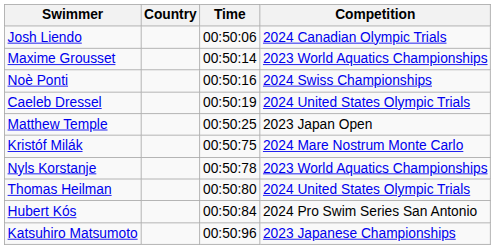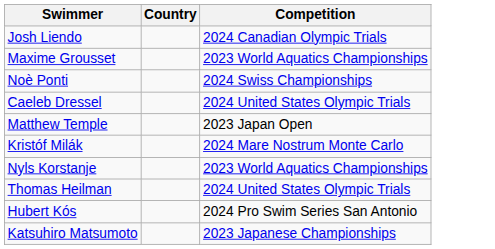- column: (230, 15)
